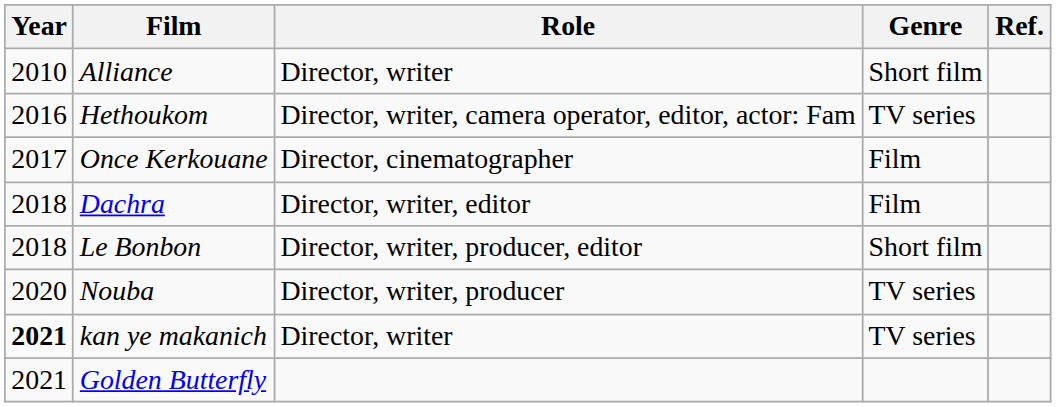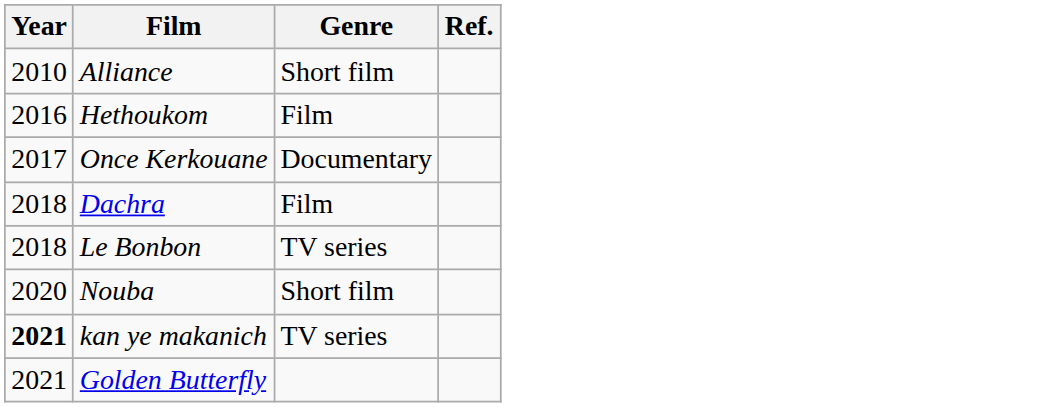- column: (568, 26)
(922, 114) TV series -> (307, 114) Film
(895, 159) Film -> (356, 159) Documentary
(925, 247) Short film -> (334, 247) TV series
(922, 291) TV series -> (337, 291) Short film
